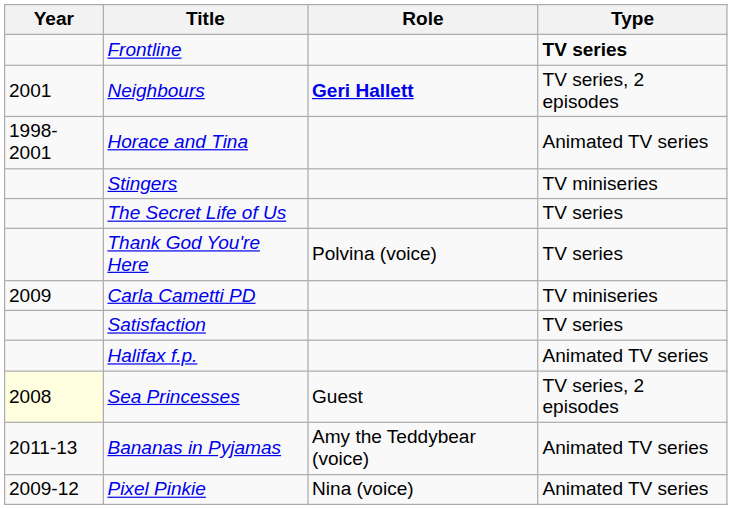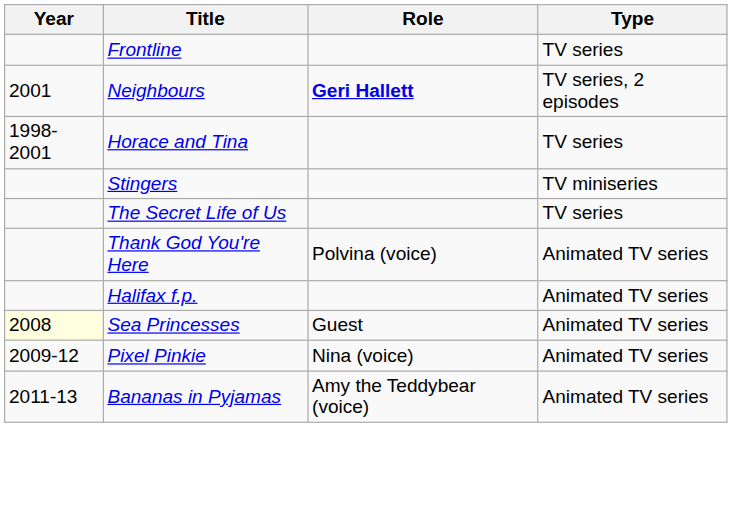(585, 49) bold -> (583, 49) normal
(625, 142) Animated TV series -> (583, 142) TV series
(583, 254) TV series -> (625, 254) Animated TV series
- row: (182, 295)
- row: (157, 325)
(593, 396) TV series, 2 episodes -> (625, 325) Animated TV series
rows swapped: (157, 489) <-> (194, 448)
